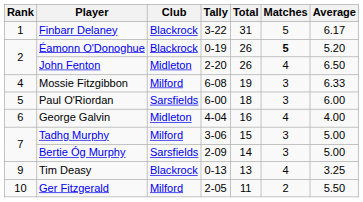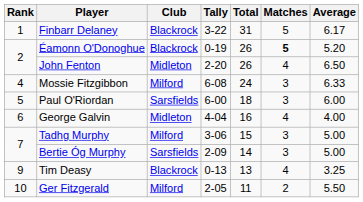(246, 83) 19 -> (246, 83) 24
